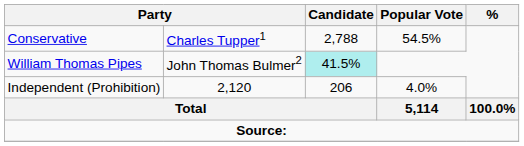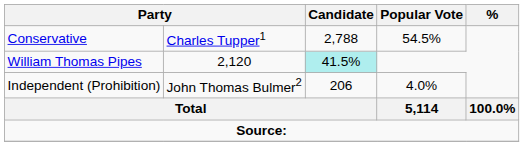(234, 63) John Thomas Bulmer2 -> (234, 62) 2,120
(234, 87) 2,120 -> (234, 85) John Thomas Bulmer2
